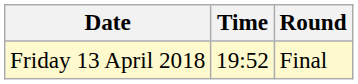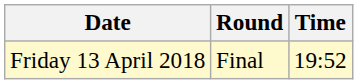columns swapped: (242, 22) <-> (313, 22)
